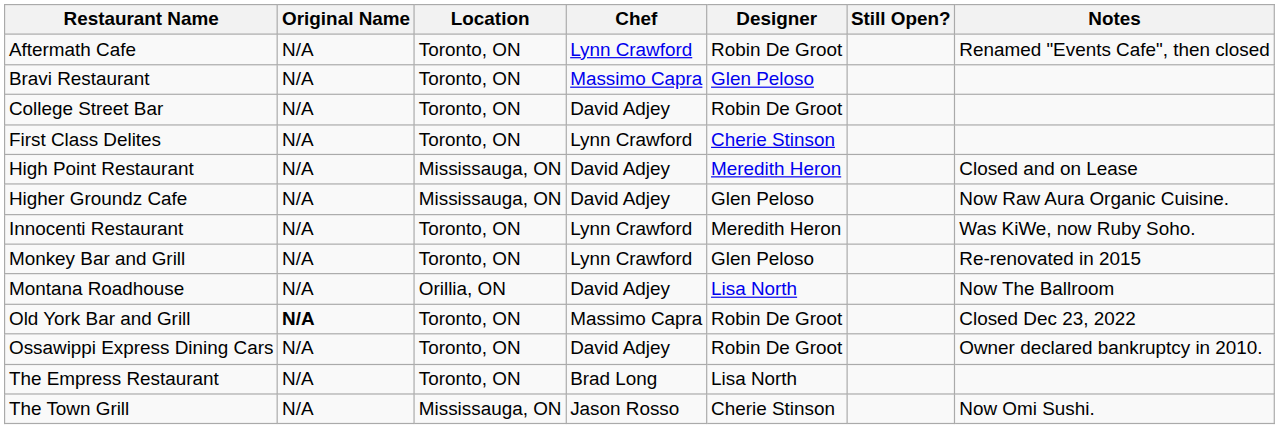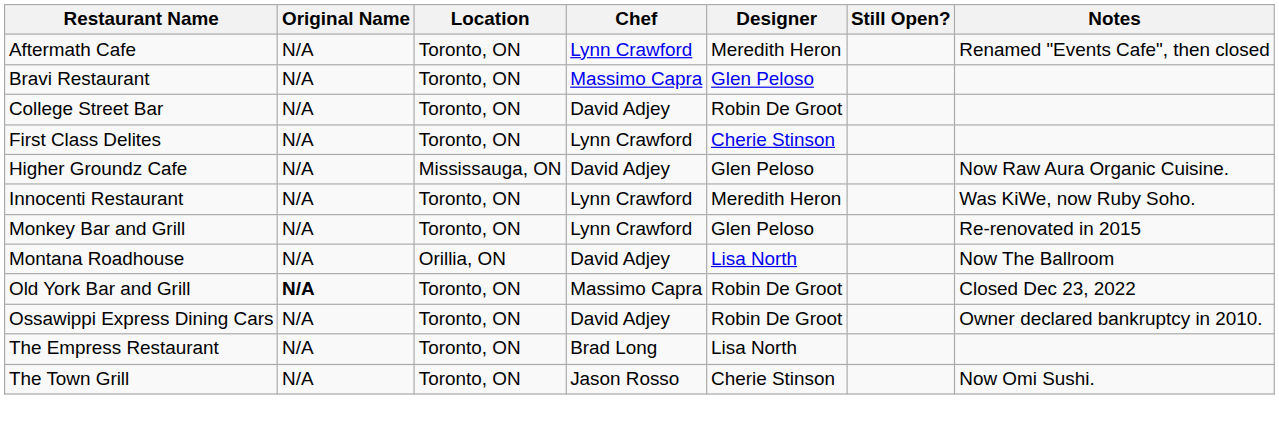(777, 49) Robin De Groot -> (776, 49) Meredith Heron
- row: (101, 169)
(490, 408) Mississauga, ON -> (470, 378) Toronto, ON
